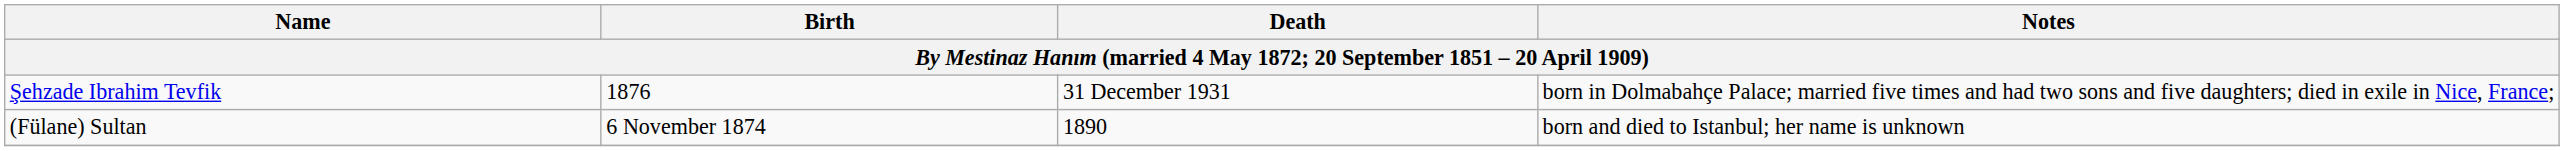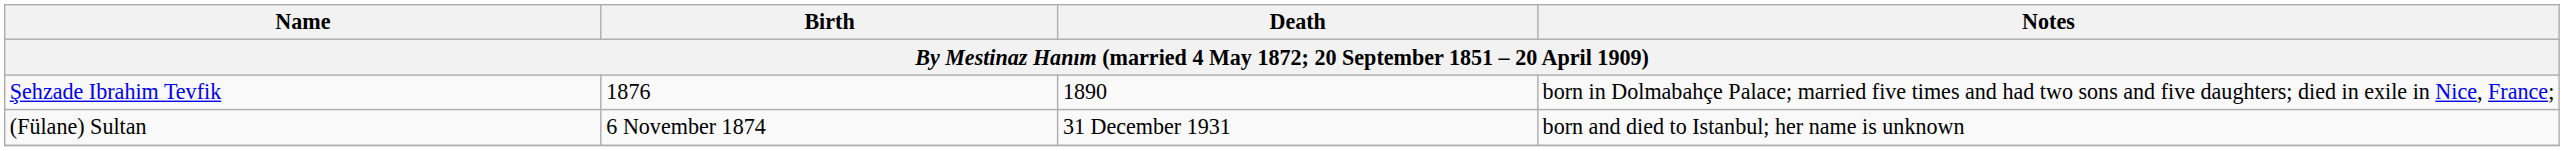(1147, 92) 31 December 1931 -> (1085, 92) 1890
(1085, 127) 1890 -> (1147, 127) 31 December 1931
